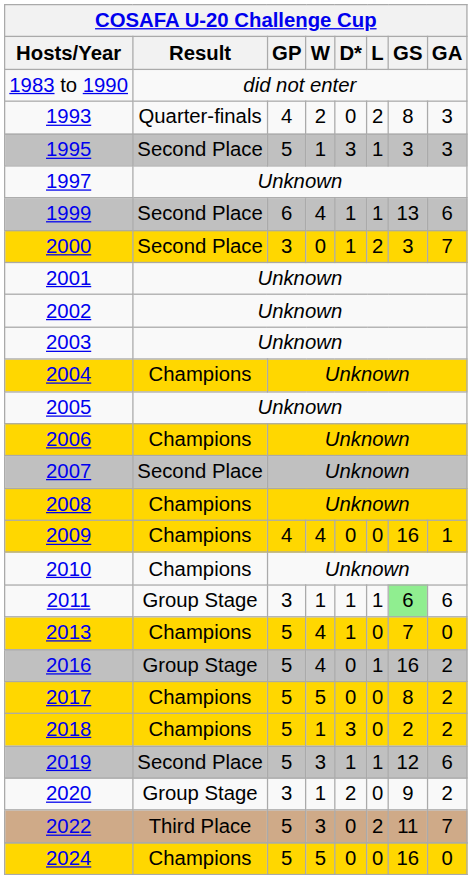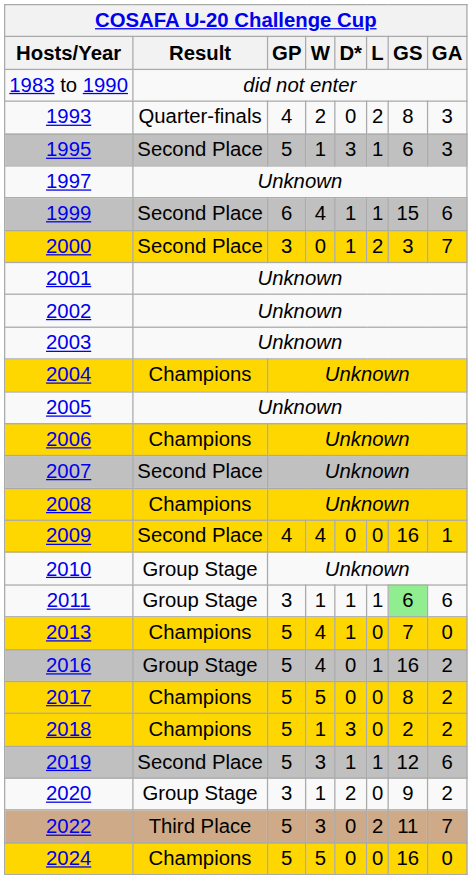(408, 149) 3 -> (408, 149) 6
(408, 213) 13 -> (408, 213) 15
(200, 536) Champions -> (200, 536) Second Place
(200, 568) Champions -> (200, 568) Group Stage
